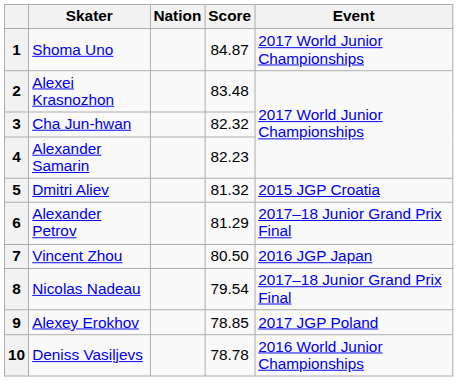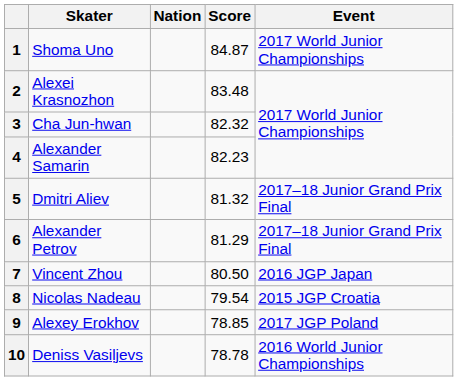(319, 190) 2015 JGP Croatia -> (350, 198) 2017–18 Junior Grand Prix Final
(350, 289) 2017–18 Junior Grand Prix Final -> (319, 297) 2015 JGP Croatia
